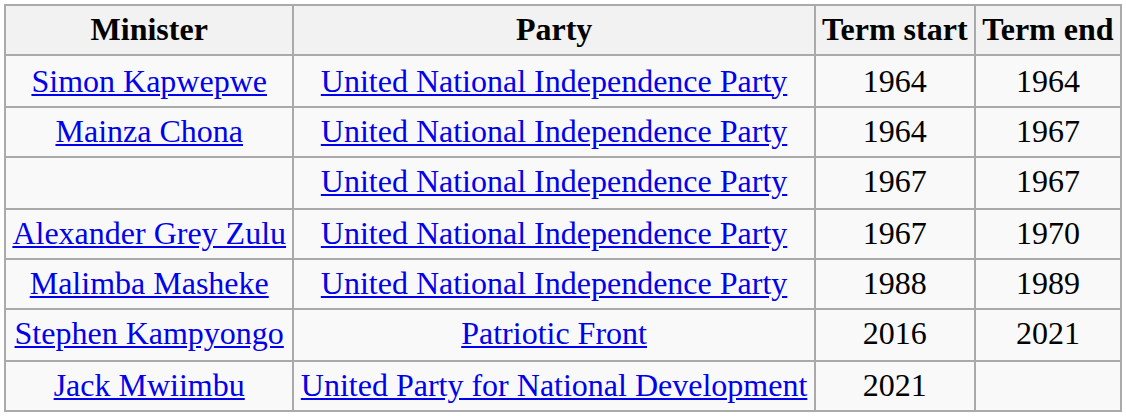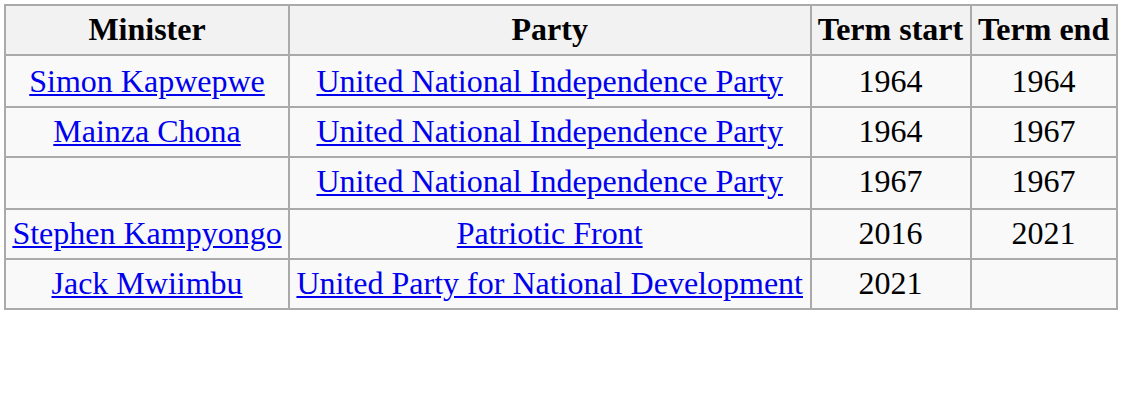- row: (149, 232)
- row: (149, 283)
